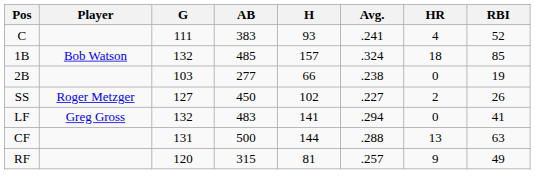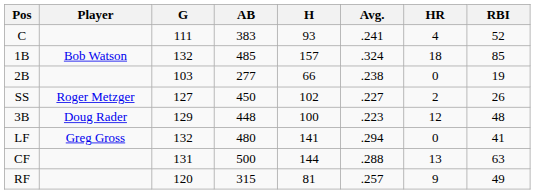+ row: (22, 117)
(246, 117) 483 -> (246, 138) 480
